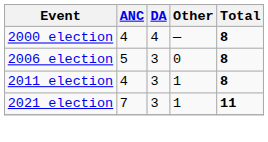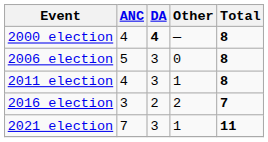(154, 38) normal -> (154, 38) bold
+ row: (60, 104)
